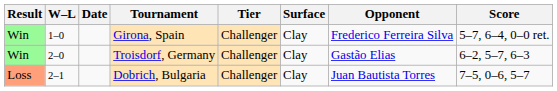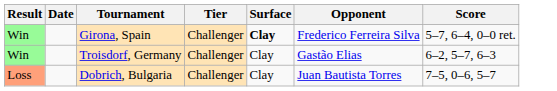- column: (62, 14)
(295, 34) normal -> (262, 34) bold
